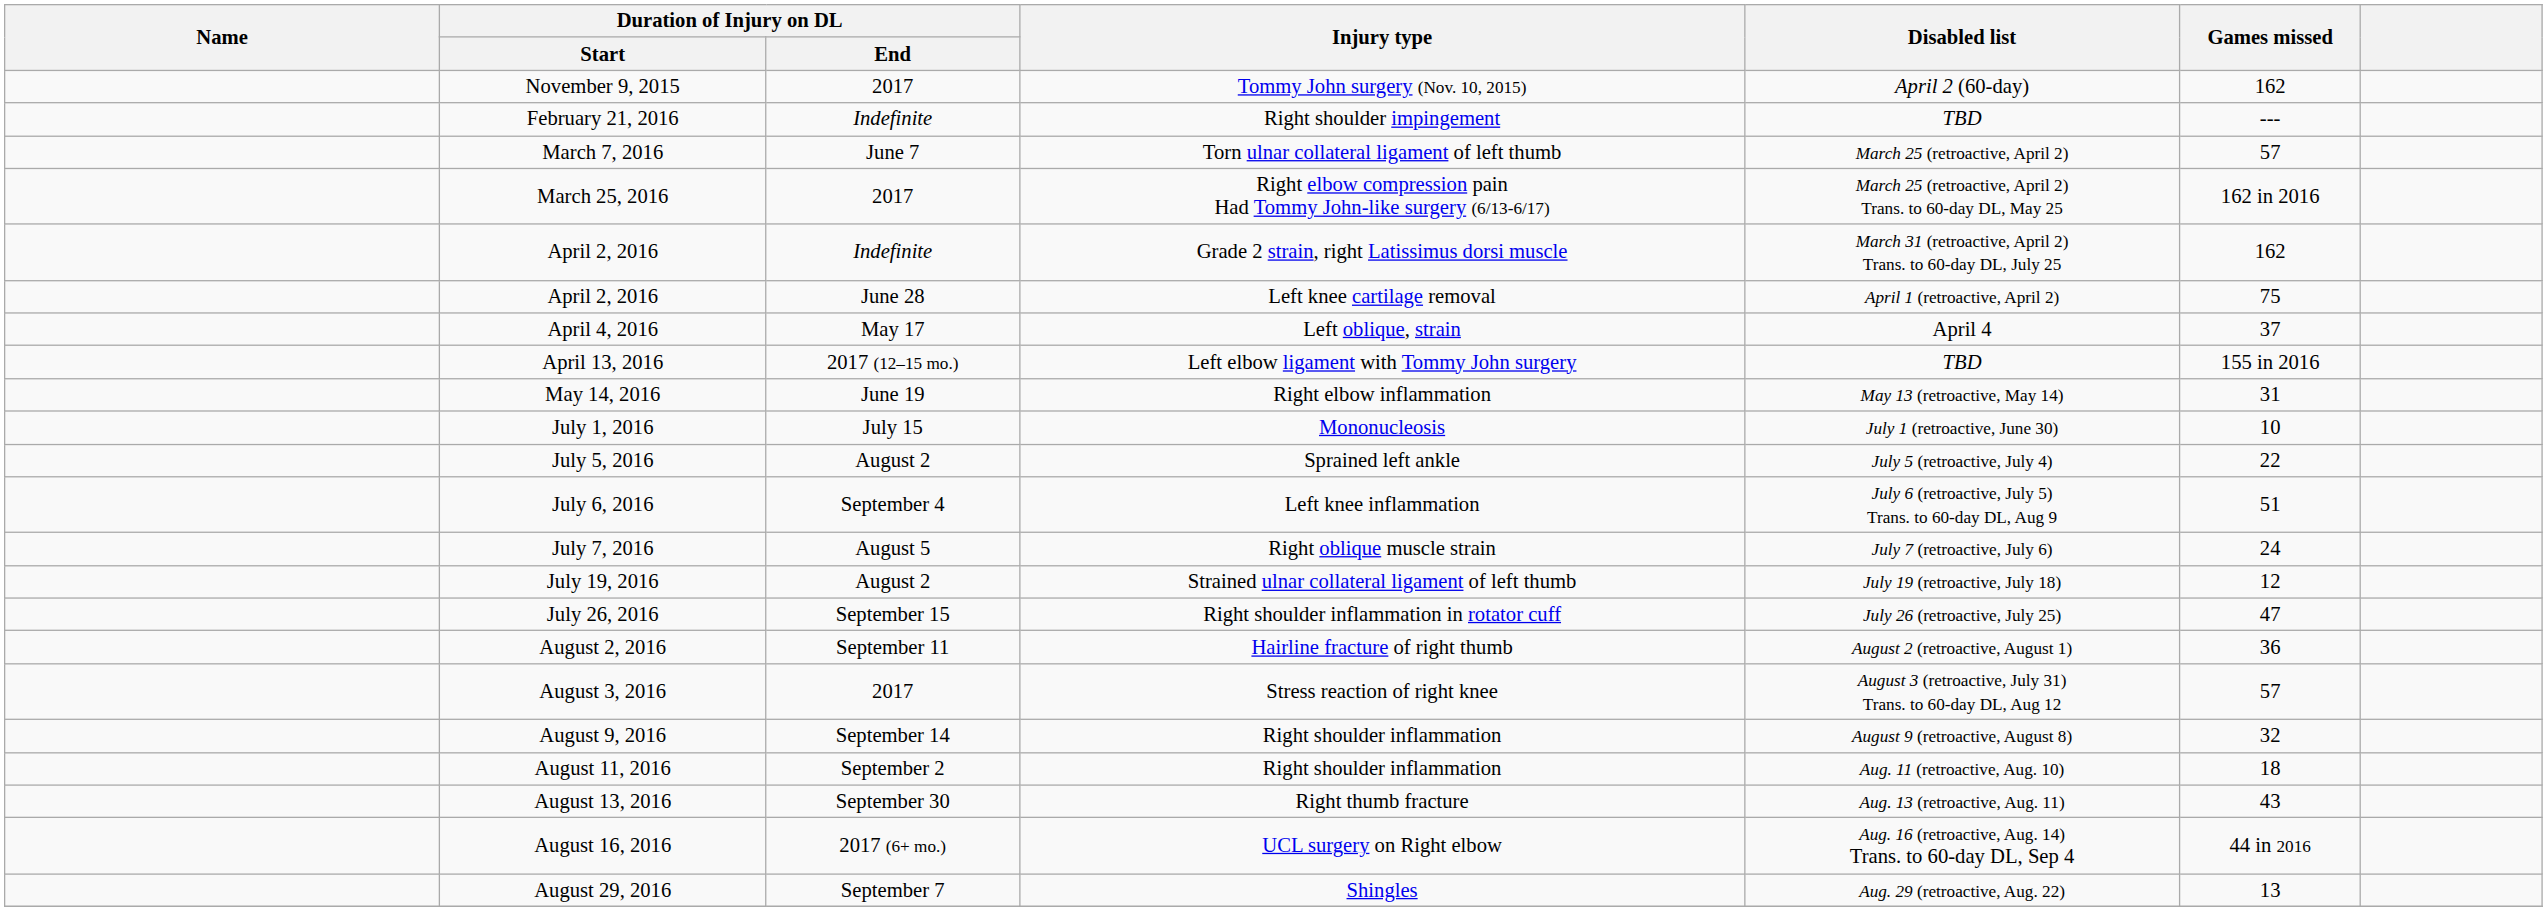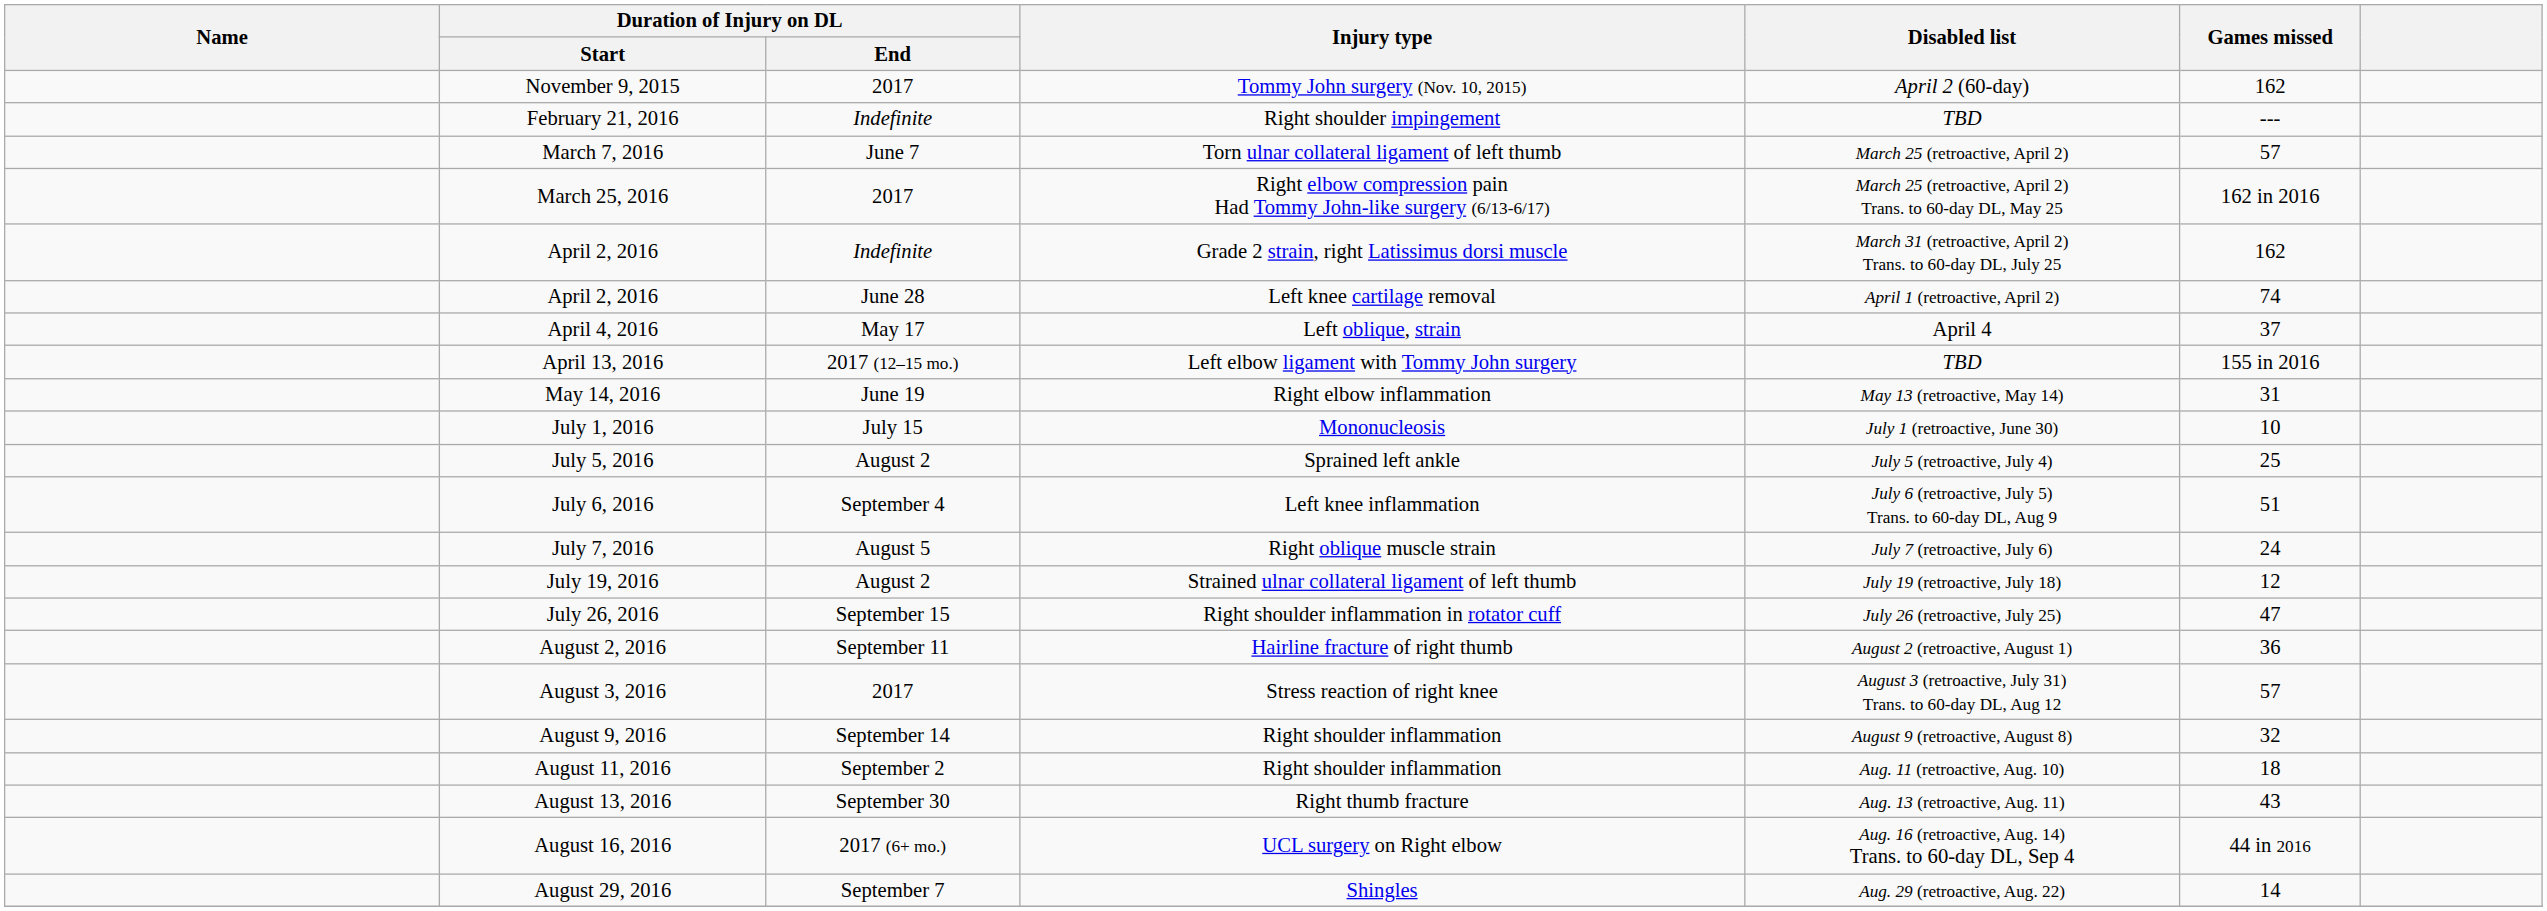(2270, 296) 75 -> (2270, 296) 74
(2270, 460) 22 -> (2270, 460) 25
(2270, 889) 13 -> (2270, 889) 14
